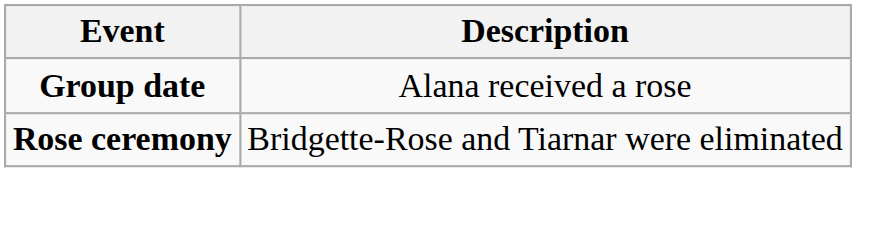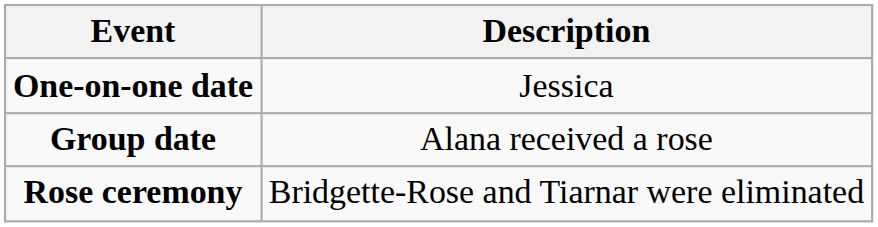+ row: (133, 85)
